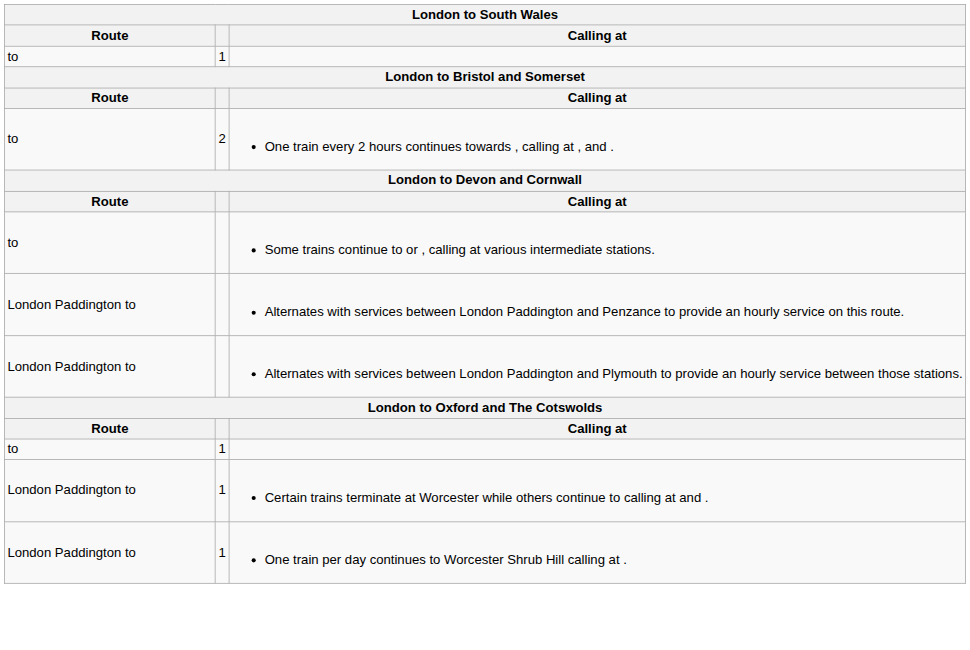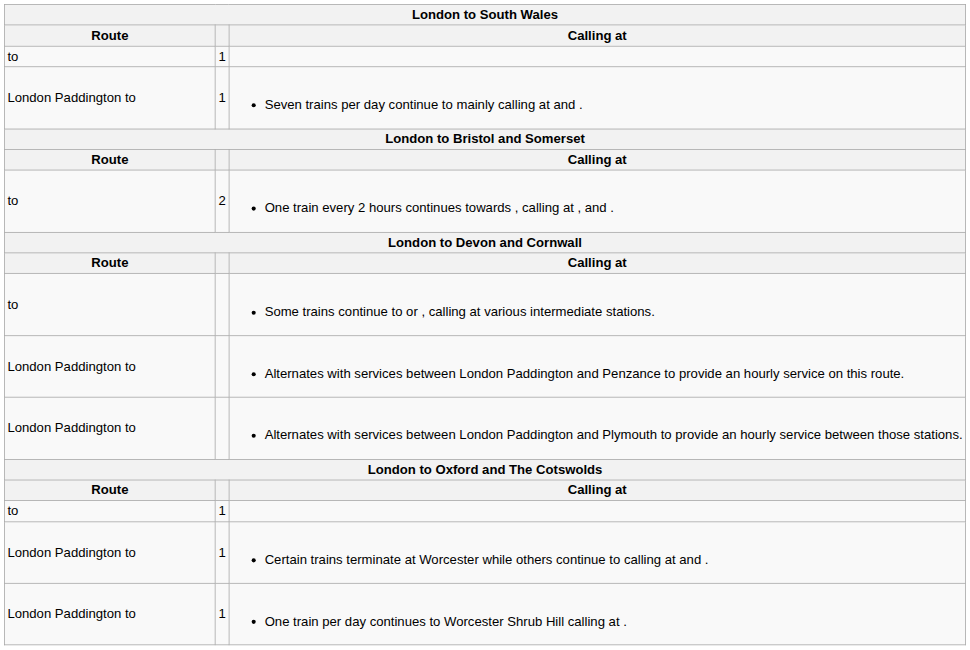+ row: (222, 97)
